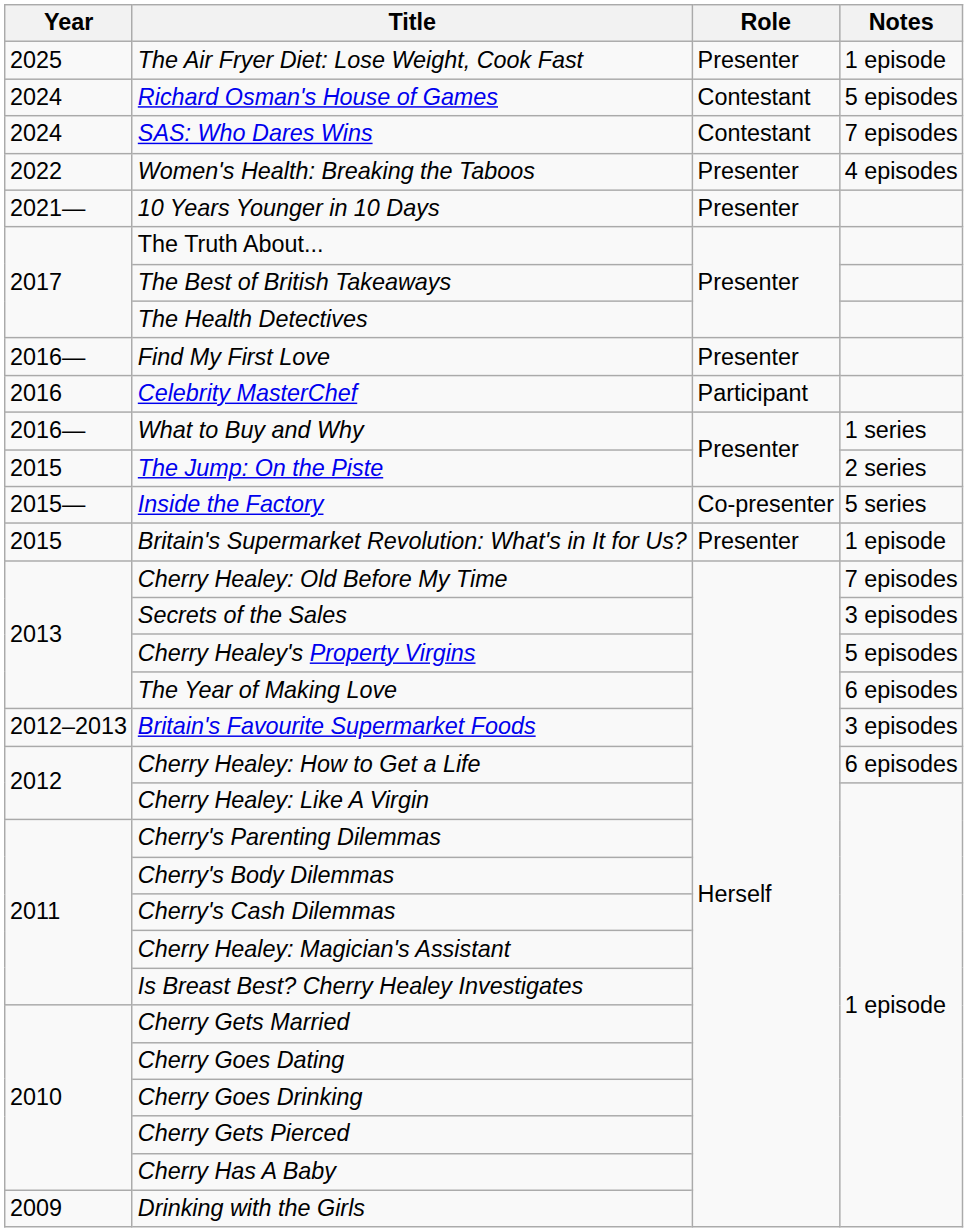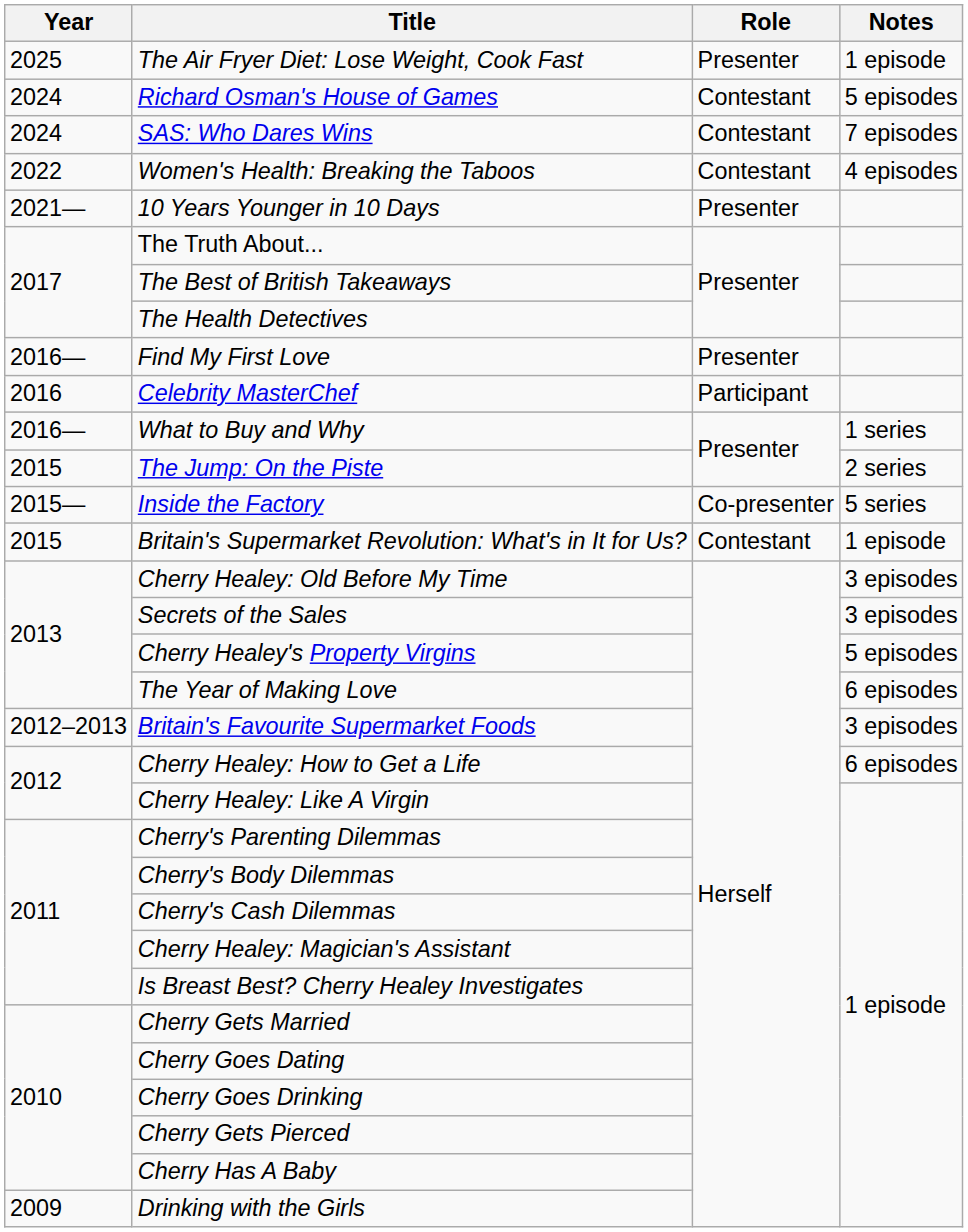(748, 171) Presenter -> (754, 171) Contestant
(748, 541) Presenter -> (754, 541) Contestant
(901, 578) 7 episodes -> (901, 578) 3 episodes
